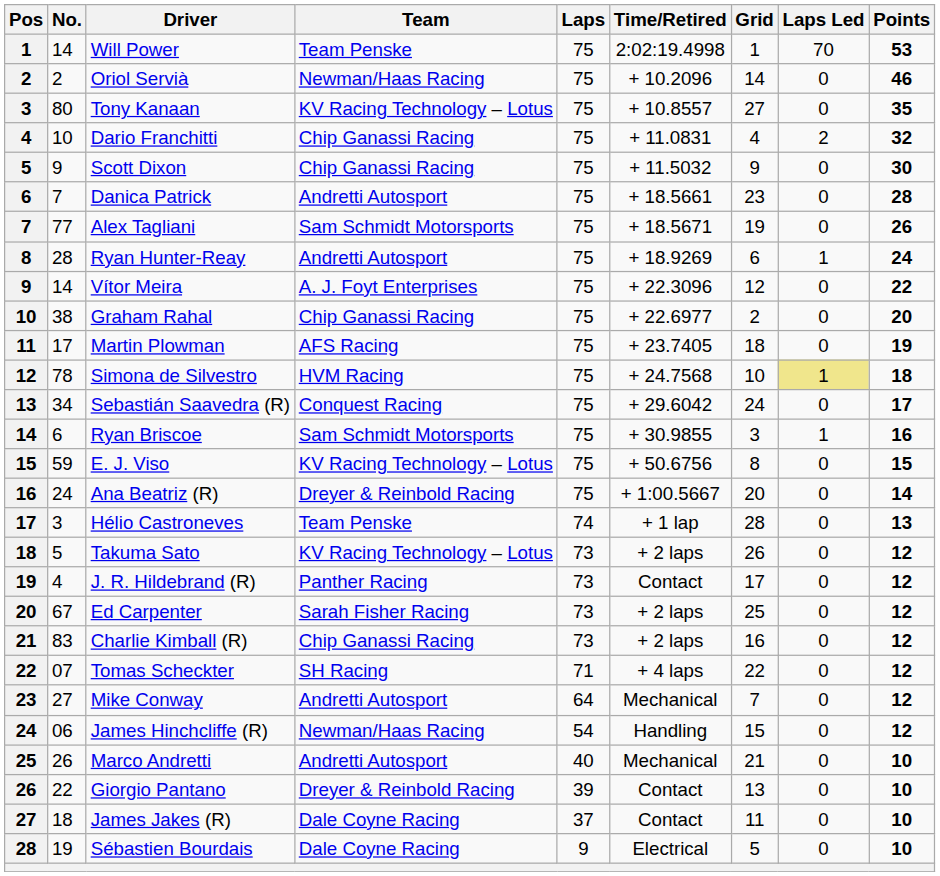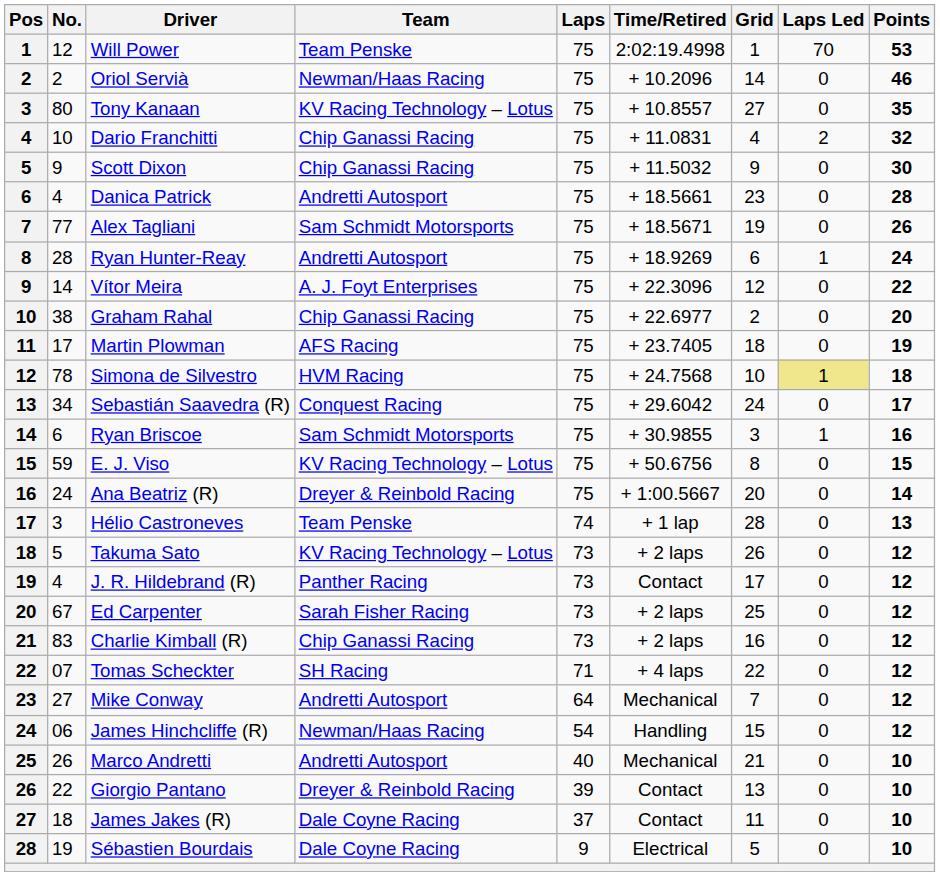(62, 49) 14 -> (62, 49) 12
(57, 197) 7 -> (57, 197) 4
